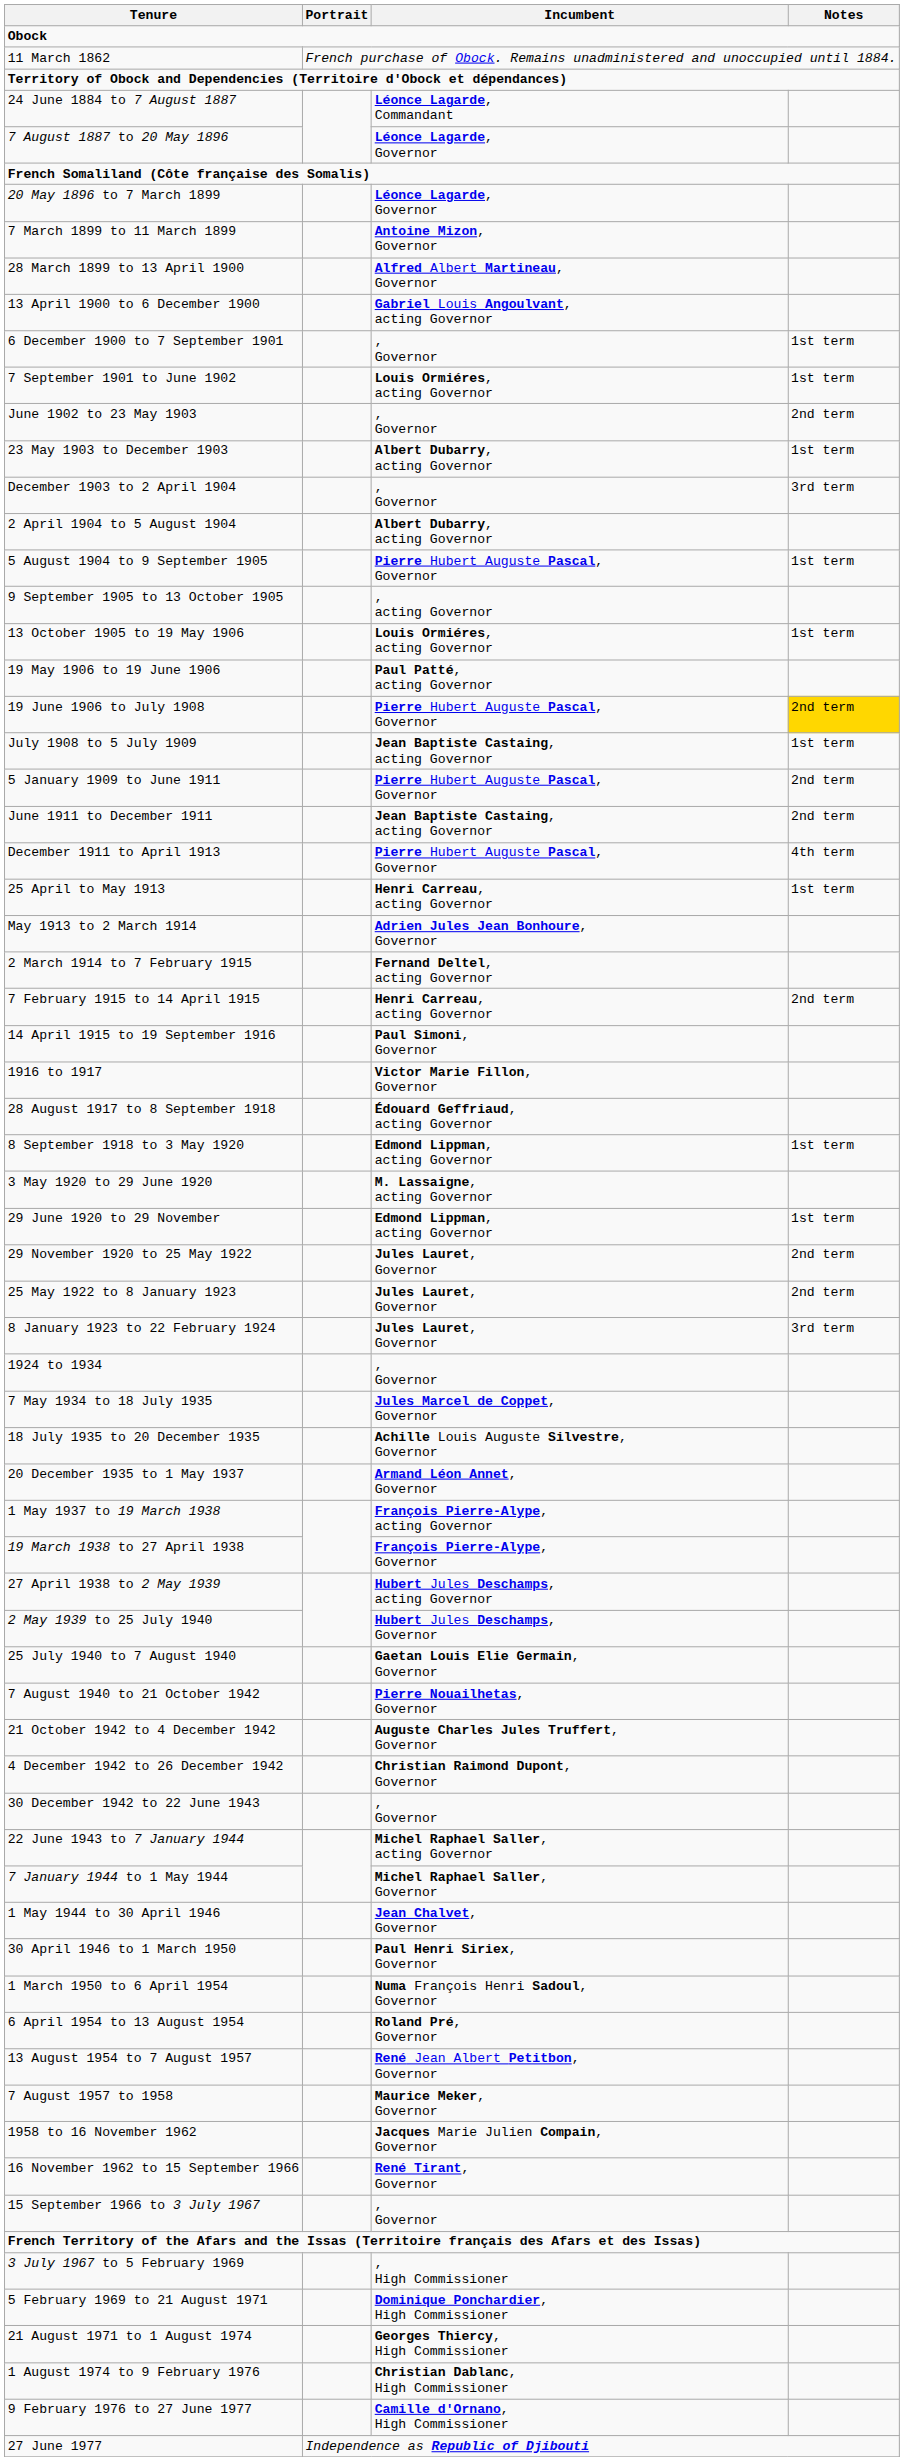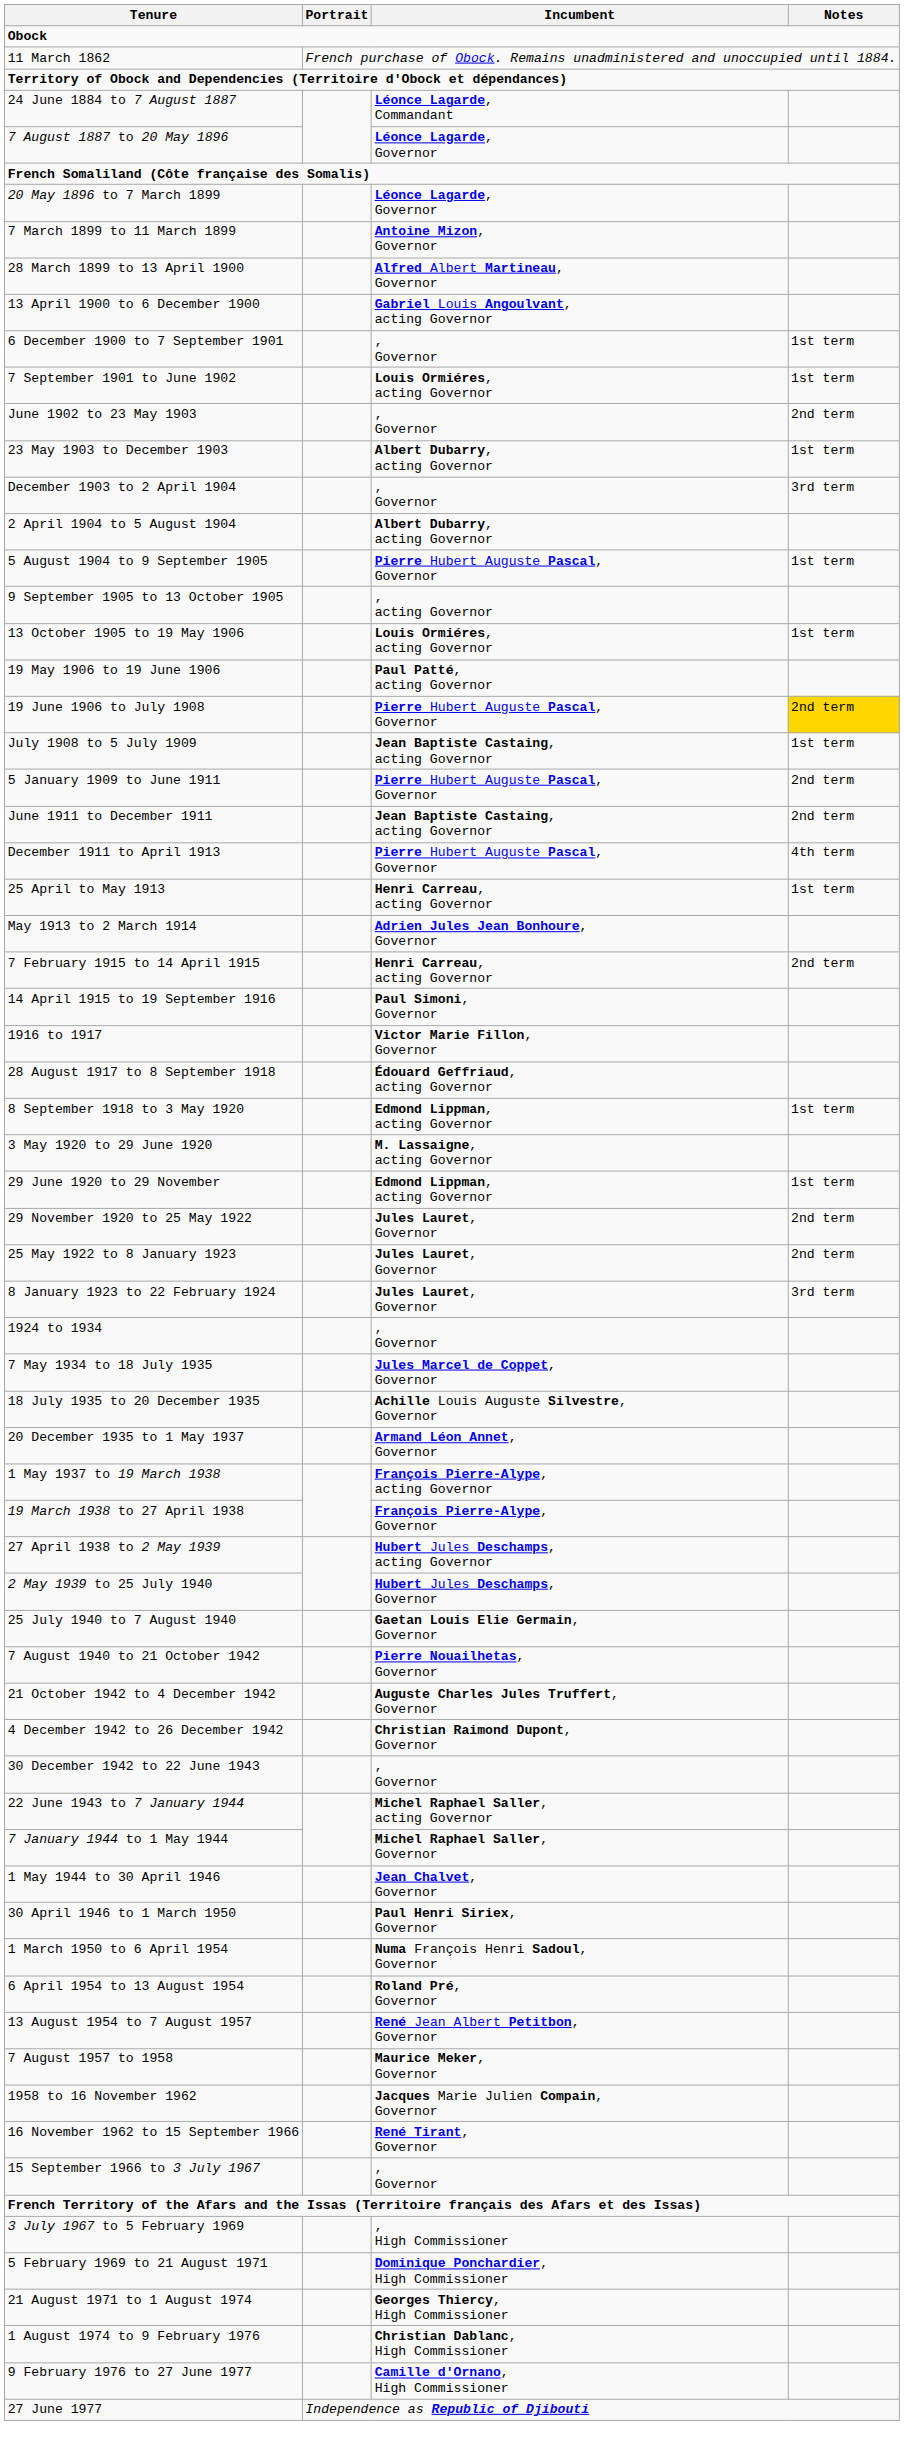- row: (130, 963)
